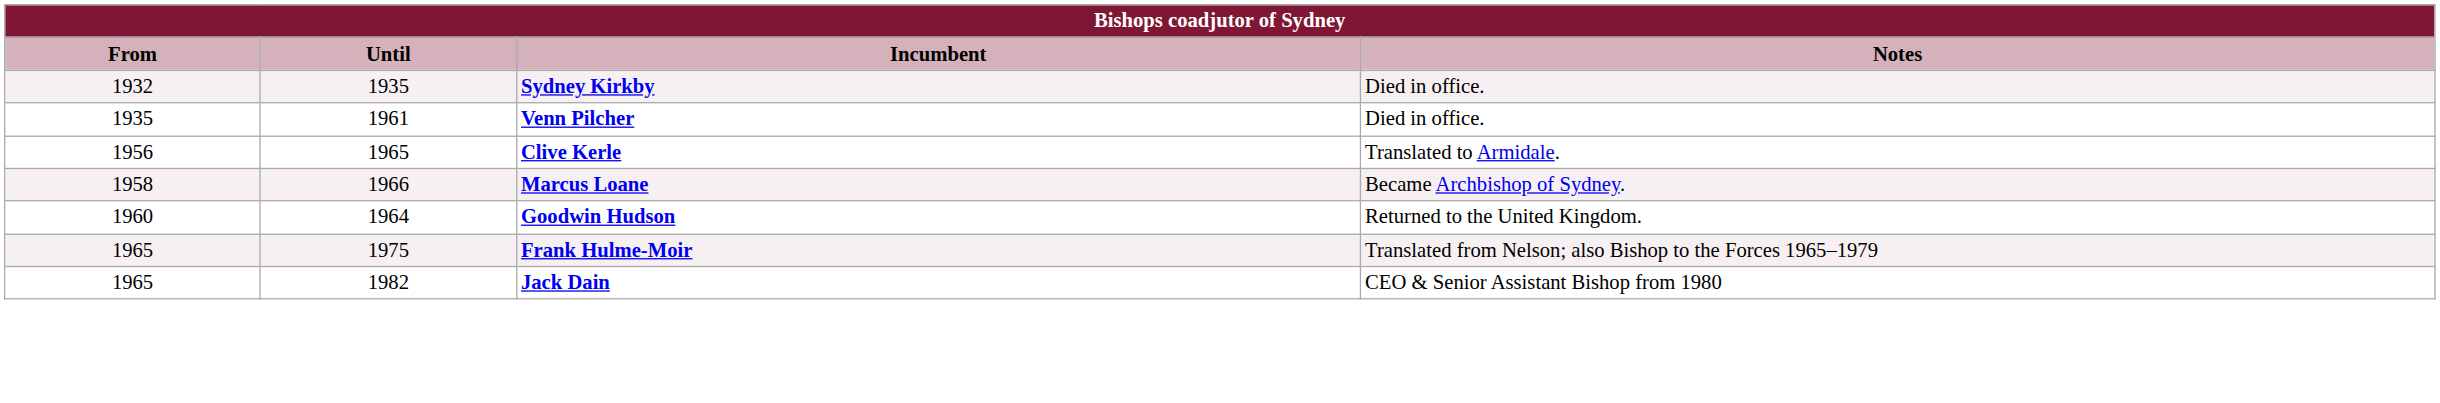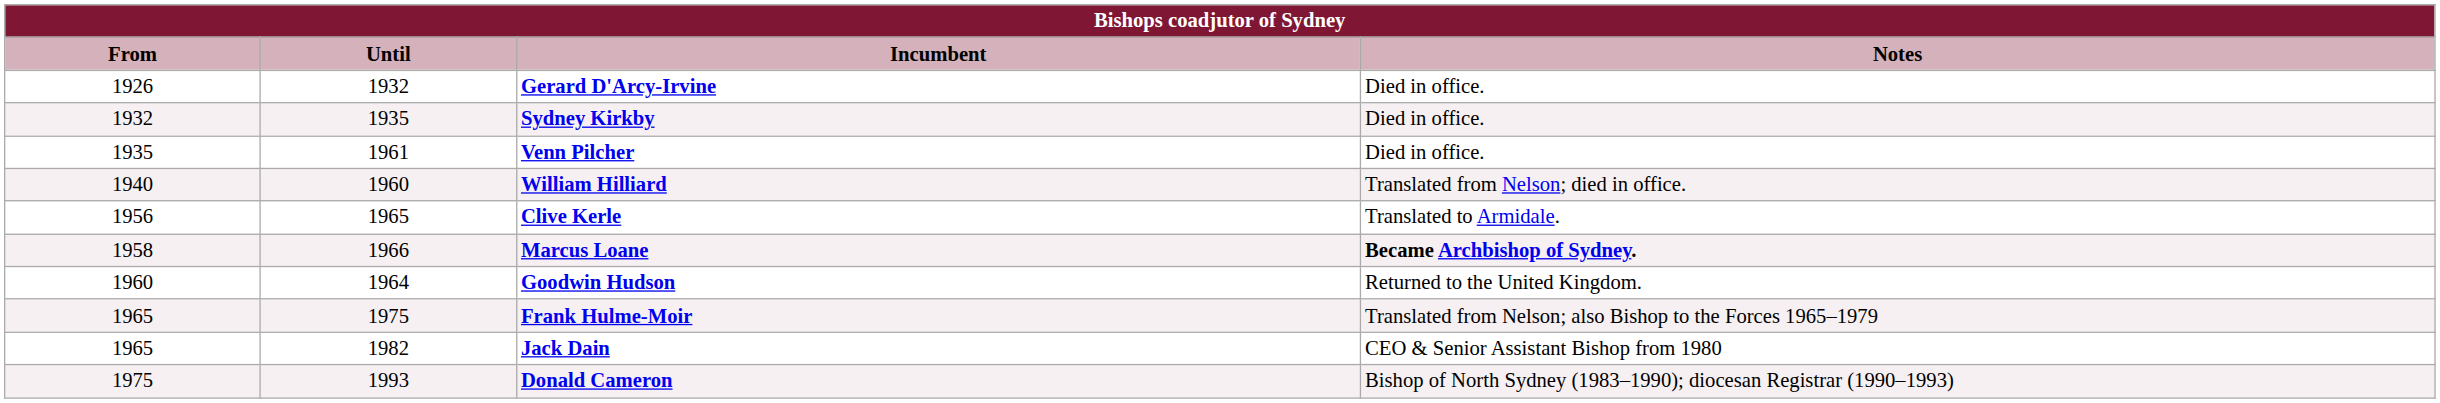+ row: (619, 86)
+ row: (594, 184)
(1495, 184) normal -> (1501, 250) bold
+ row: (597, 380)
